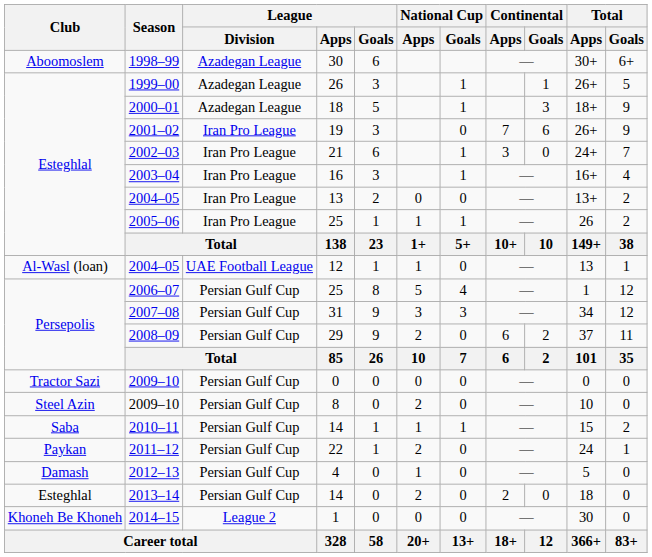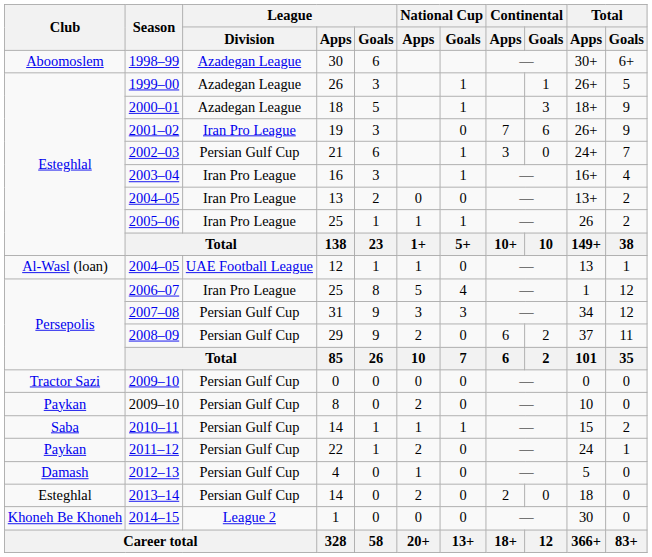(249, 152) Iran Pro League -> (249, 152) Persian Gulf Cup
(249, 289) Persian Gulf Cup -> (249, 289) Iran Pro League
(65, 404) Steel Azin -> (65, 404) Paykan
